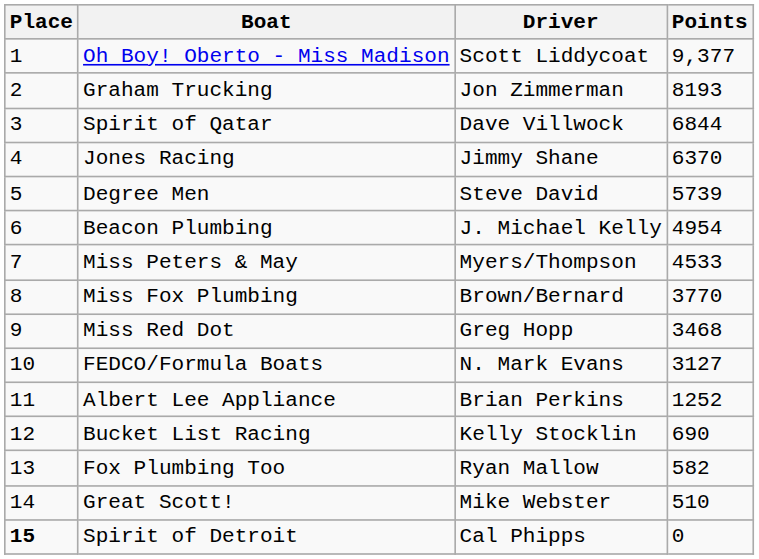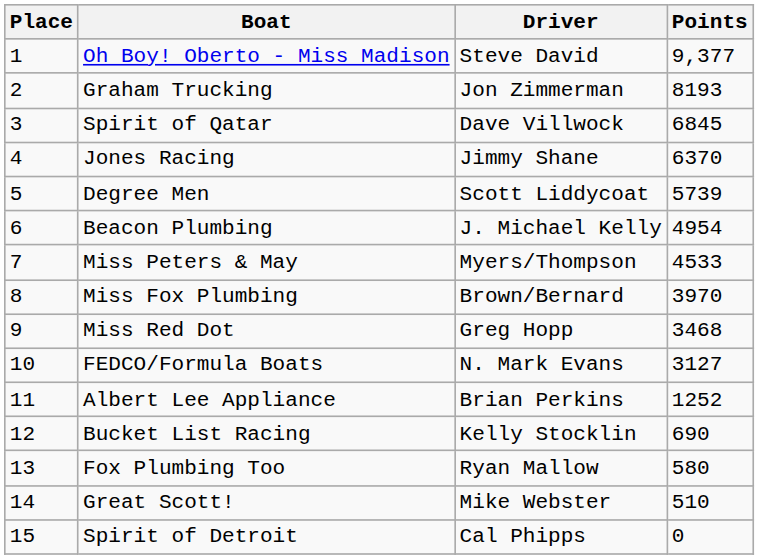(554, 56) Scott Liddycoat -> (529, 56) Steve David
(697, 125) 6844 -> (697, 125) 6845
(529, 194) Steve David -> (554, 194) Scott Liddycoat
(697, 297) 3770 -> (697, 297) 3970
(691, 468) 582 -> (691, 468) 580
(22, 537) bold -> (22, 537) normal
